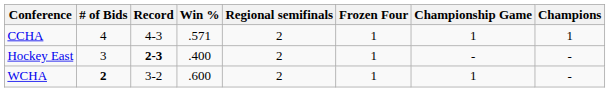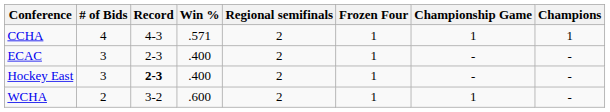+ row: (25, 55)
(103, 76) bold -> (103, 96) normal
